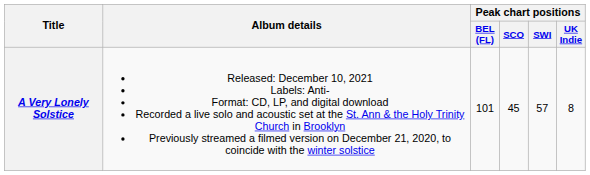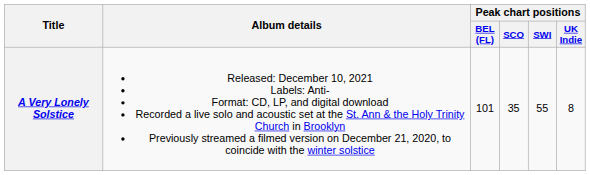(514, 108) 45 -> (514, 108) 35
(542, 108) 57 -> (542, 108) 55
